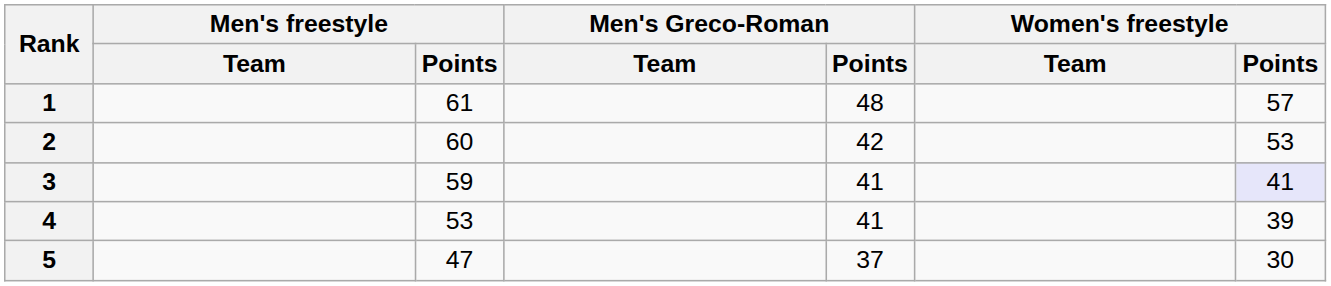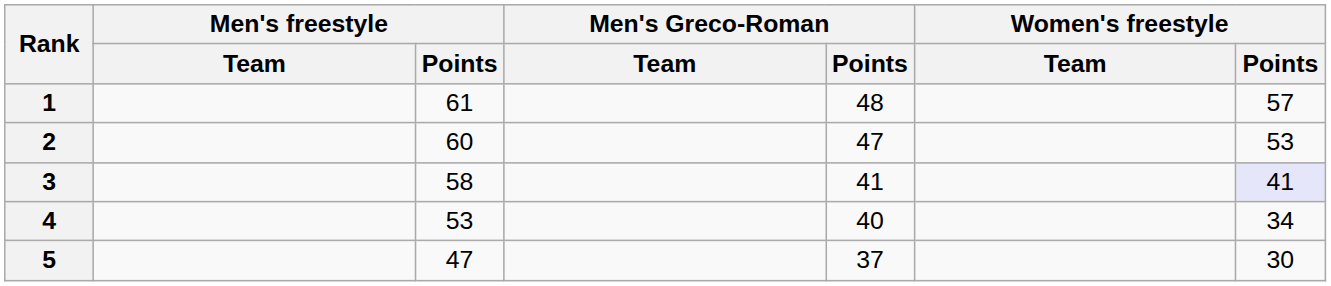(870, 142) 42 -> (870, 142) 47
(460, 181) 59 -> (460, 181) 58
(870, 220) 41 -> (870, 220) 40
(1280, 220) 39 -> (1280, 220) 34
